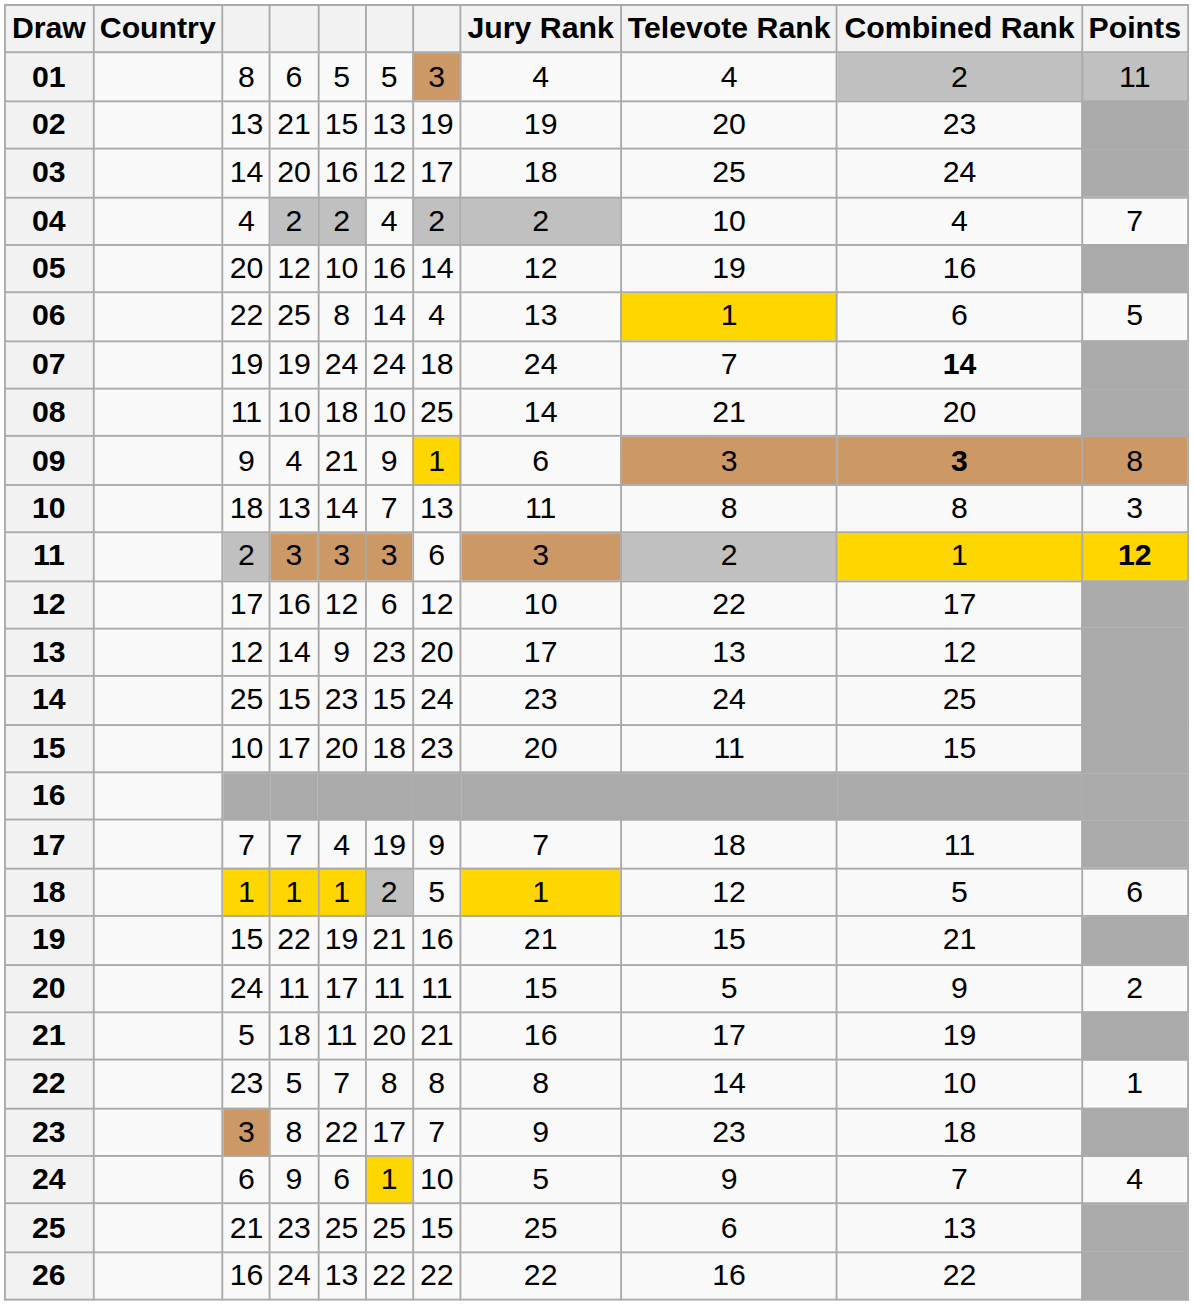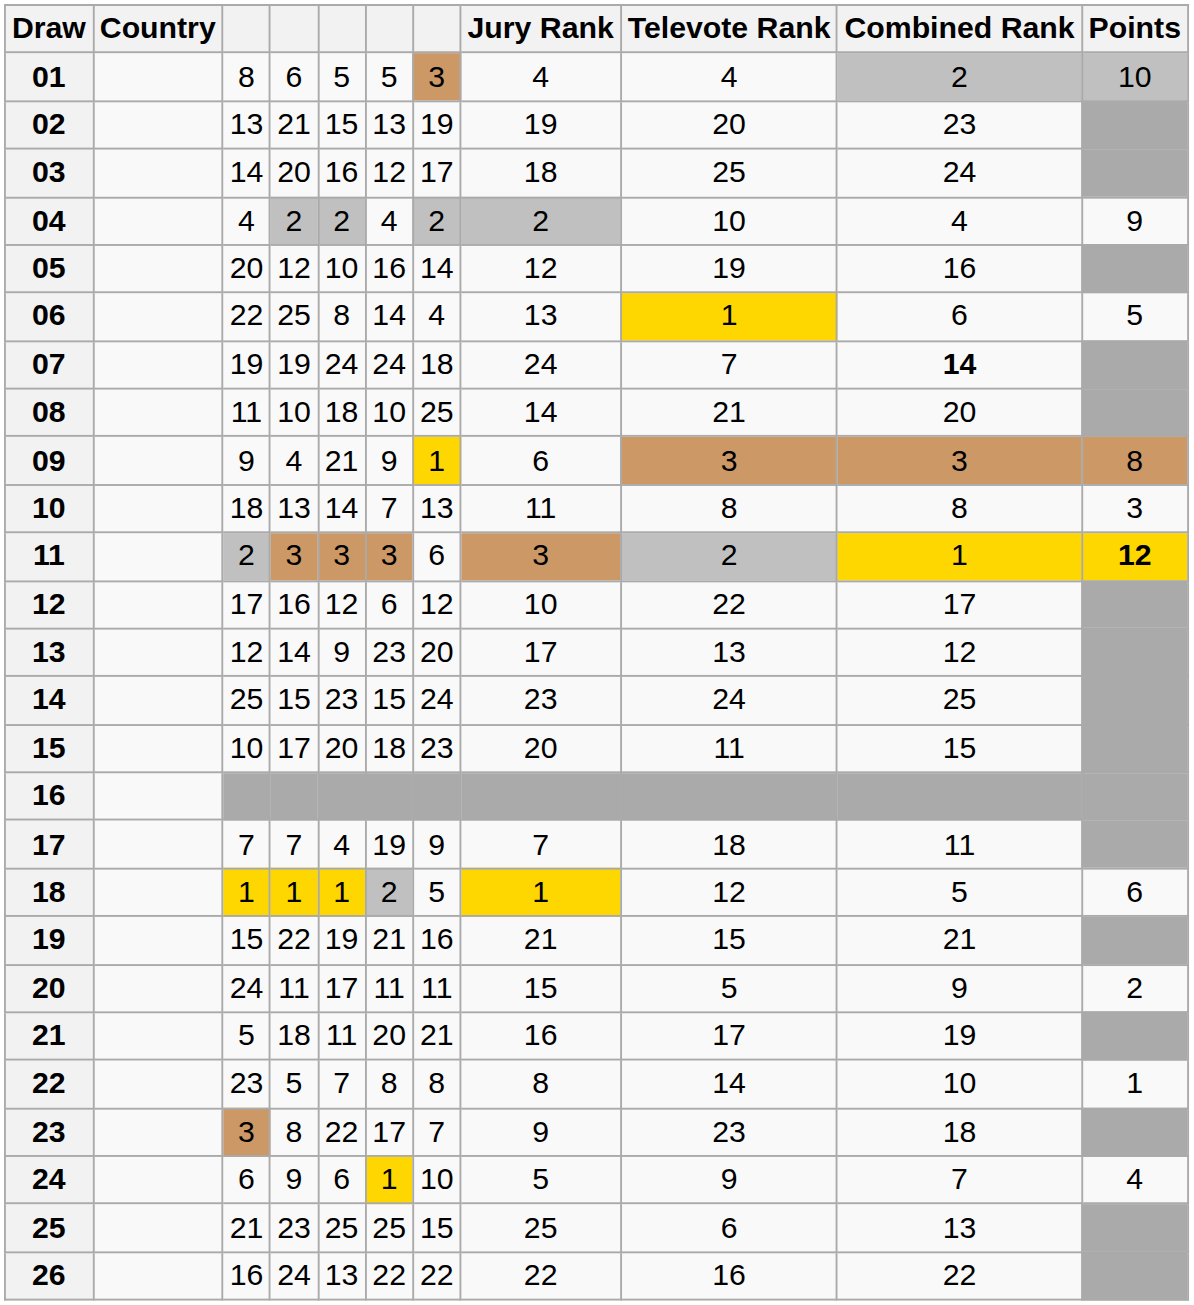(1135, 76) 11 -> (1135, 76) 10
(1135, 220) 7 -> (1135, 220) 9
(960, 460) bold -> (960, 460) normal
